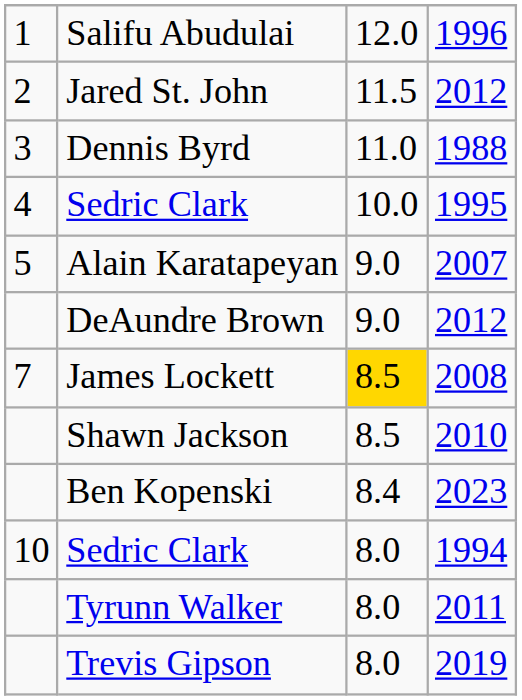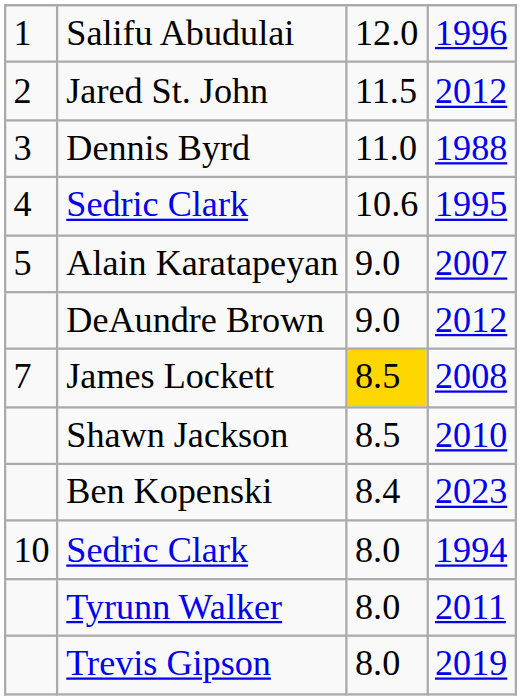(387, 205) 10.0 -> (387, 205) 10.6
